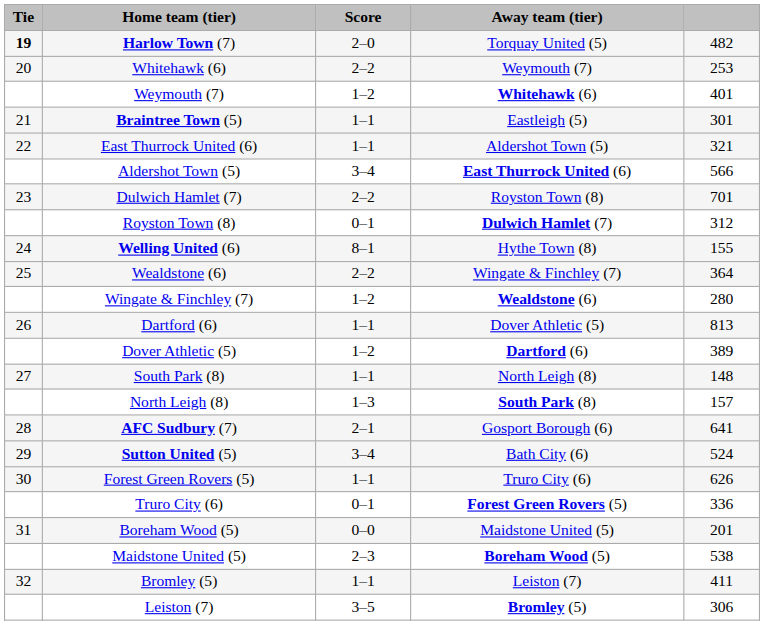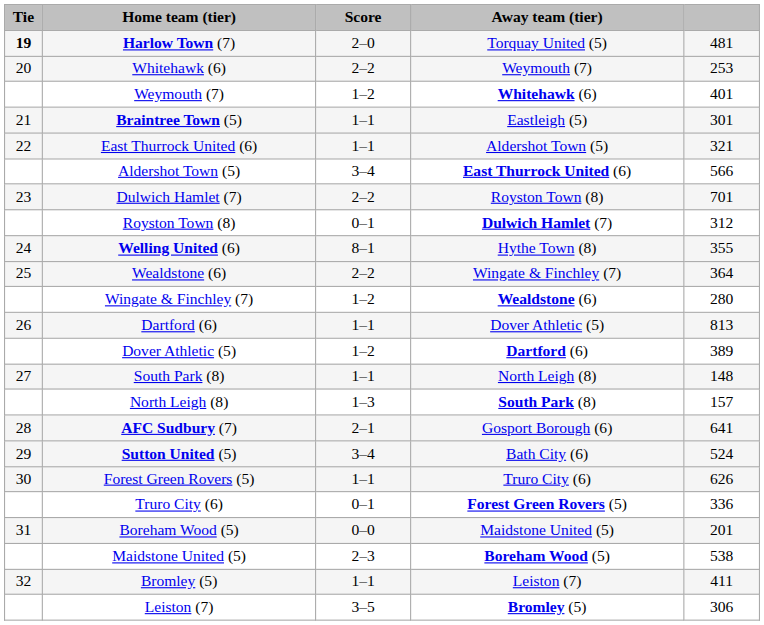(722, 43) 482 -> (722, 43) 481
(722, 248) 155 -> (722, 248) 355
